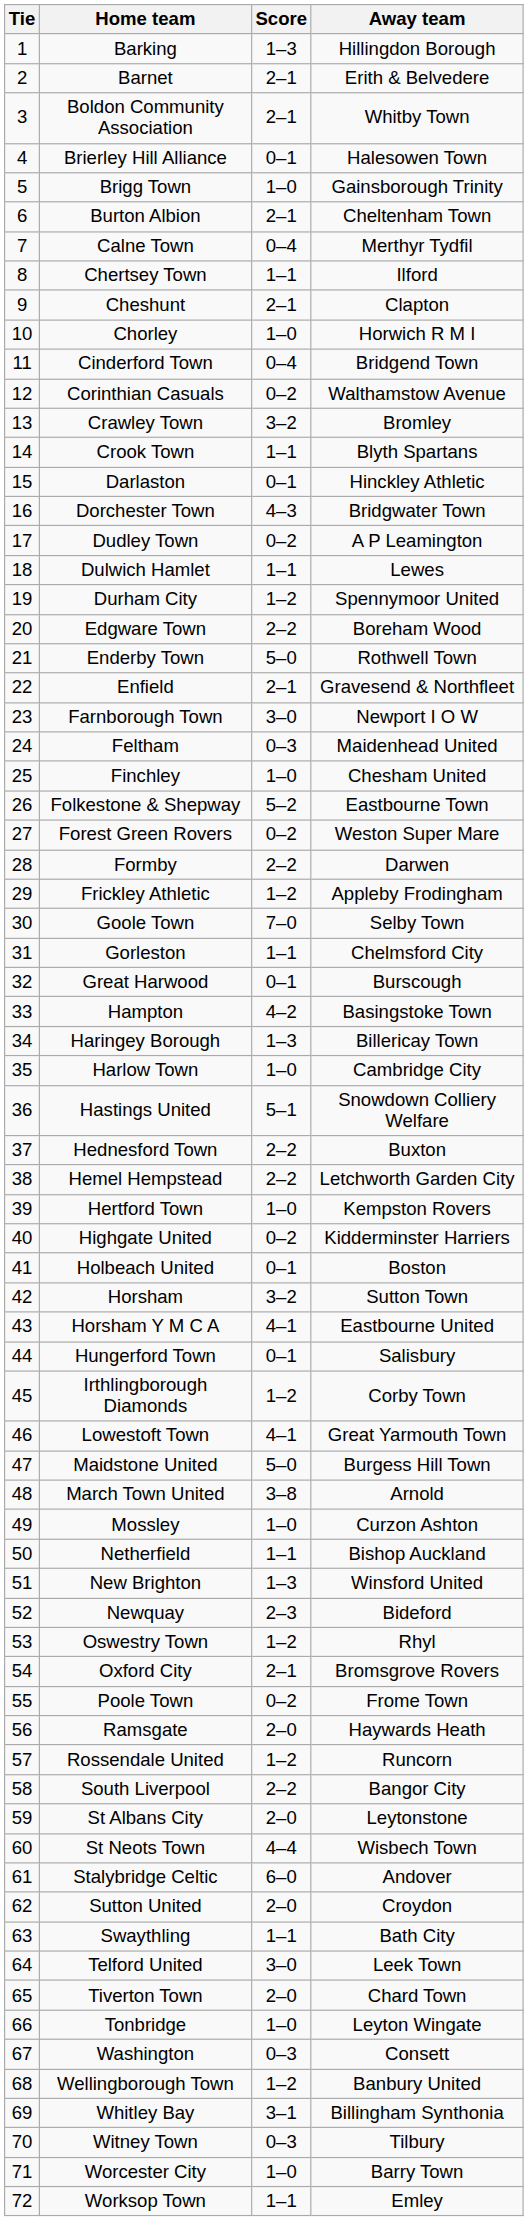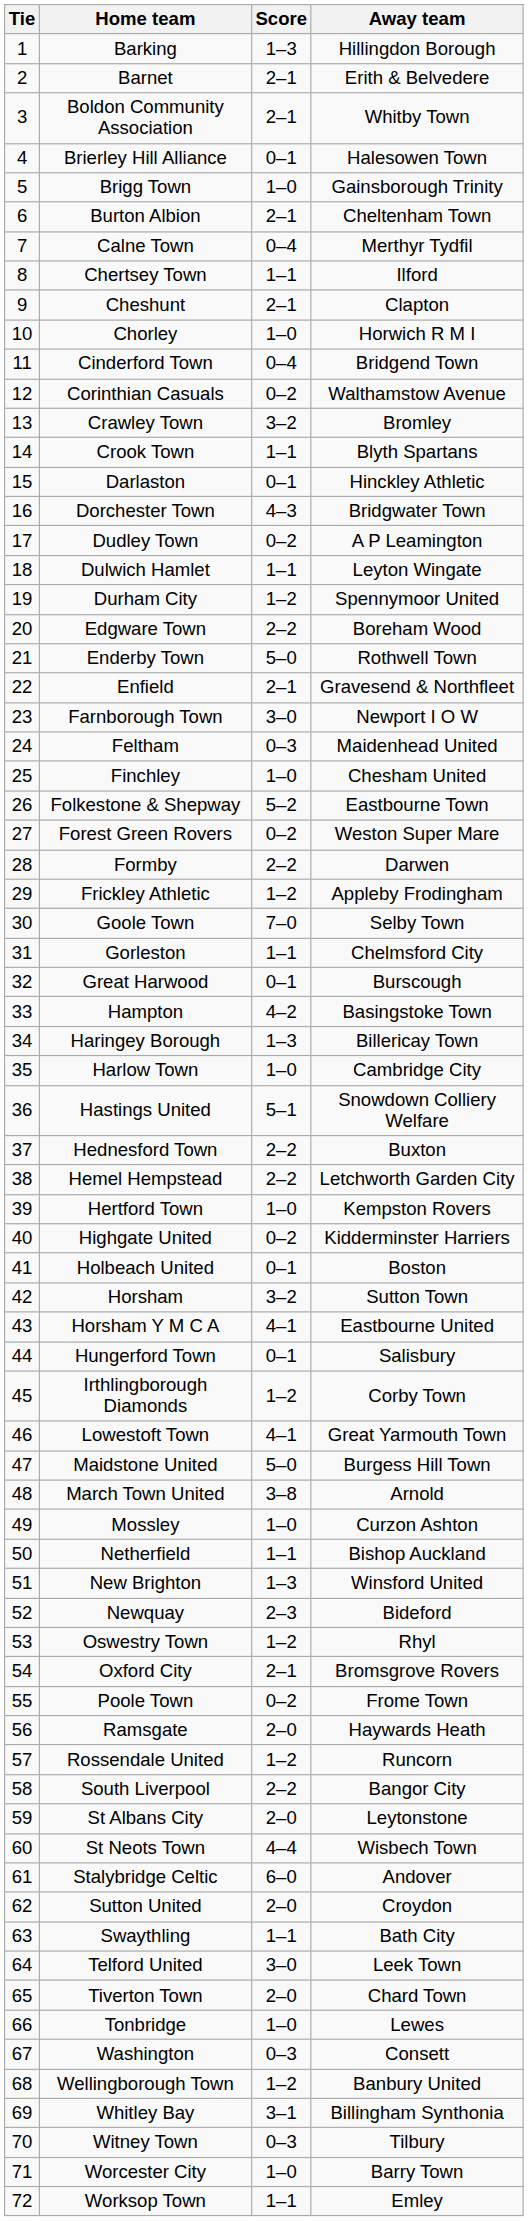(417, 569) Lewes -> (417, 569) Leyton Wingate
(417, 2024) Leyton Wingate -> (417, 2024) Lewes
